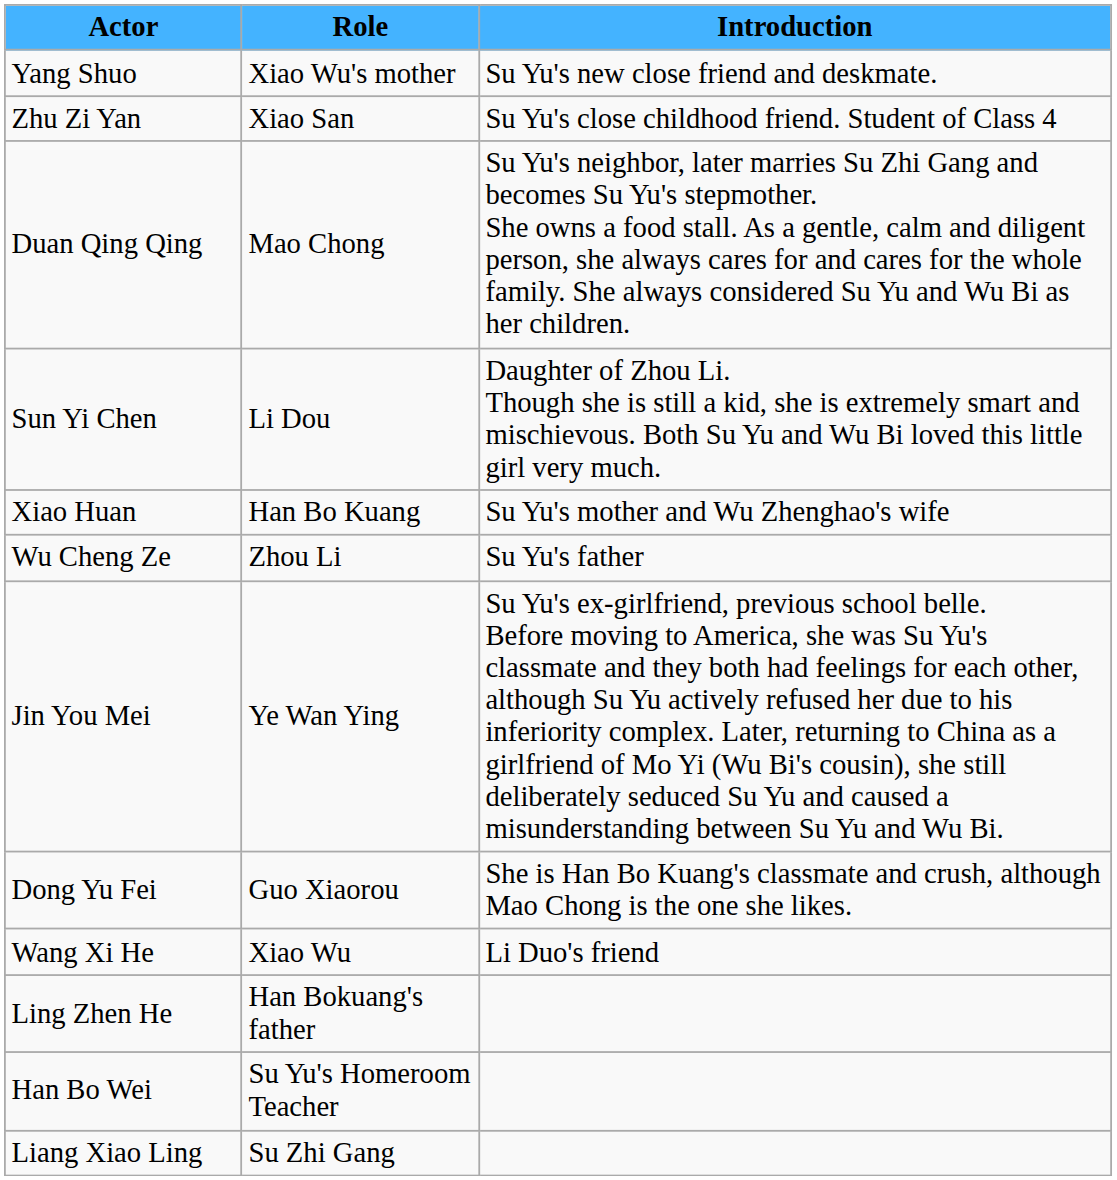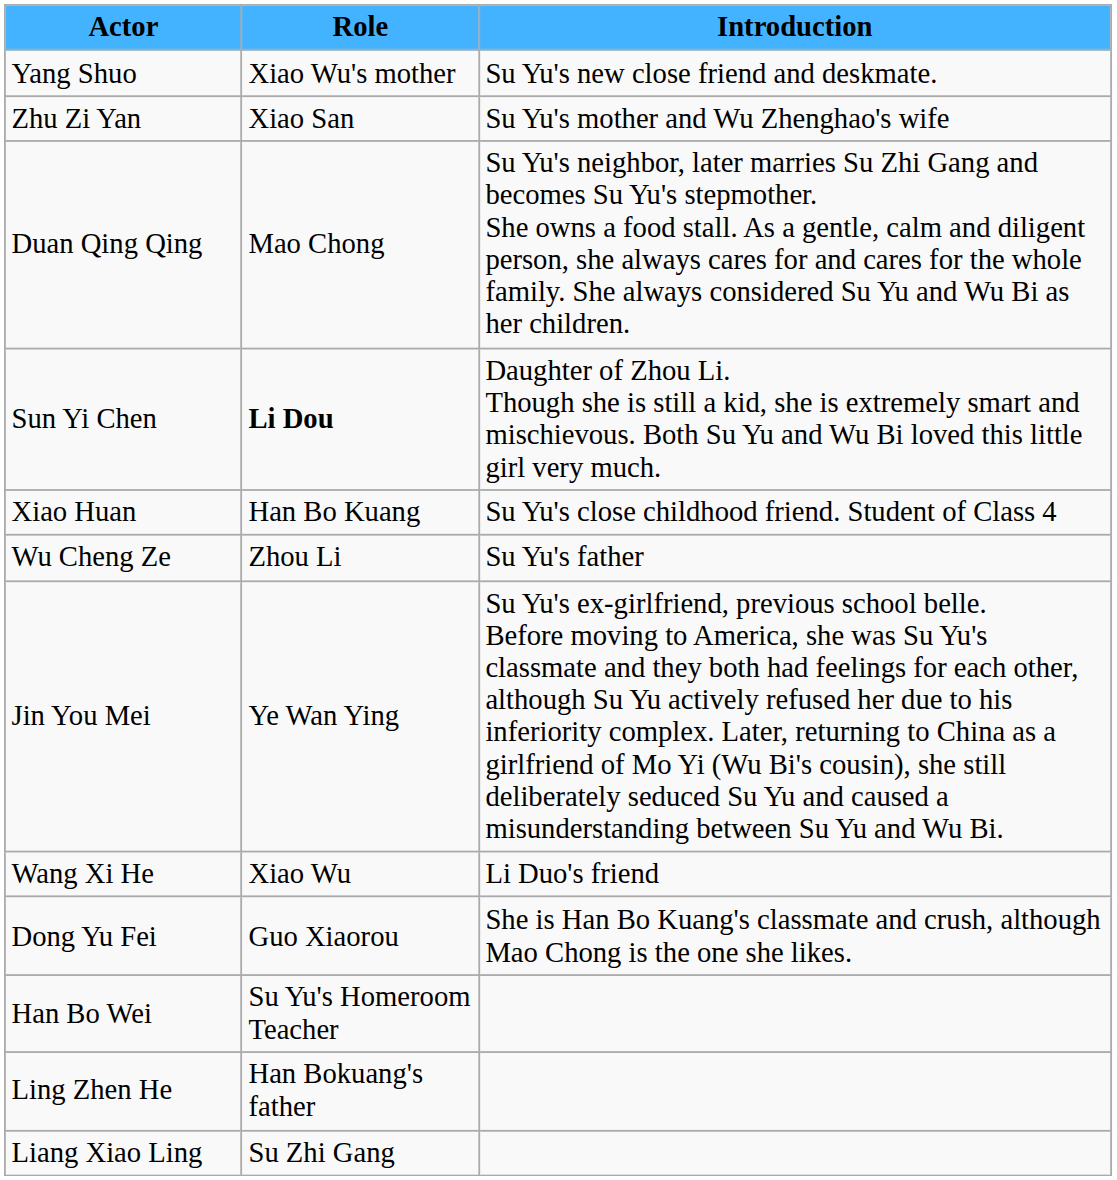(771, 118) Su Yu's close childhood friend. Student of Class 4 -> (717, 118) Su Yu's mother and Wu Zhenghao's wife
(289, 418) normal -> (291, 418) bold
(717, 512) Su Yu's mother and Wu Zhenghao's wife -> (771, 512) Su Yu's close childhood friend. Student of Class 4
rows swapped: (84, 889) <-> (83, 951)
rows swapped: (92, 1013) <-> (82, 1090)
